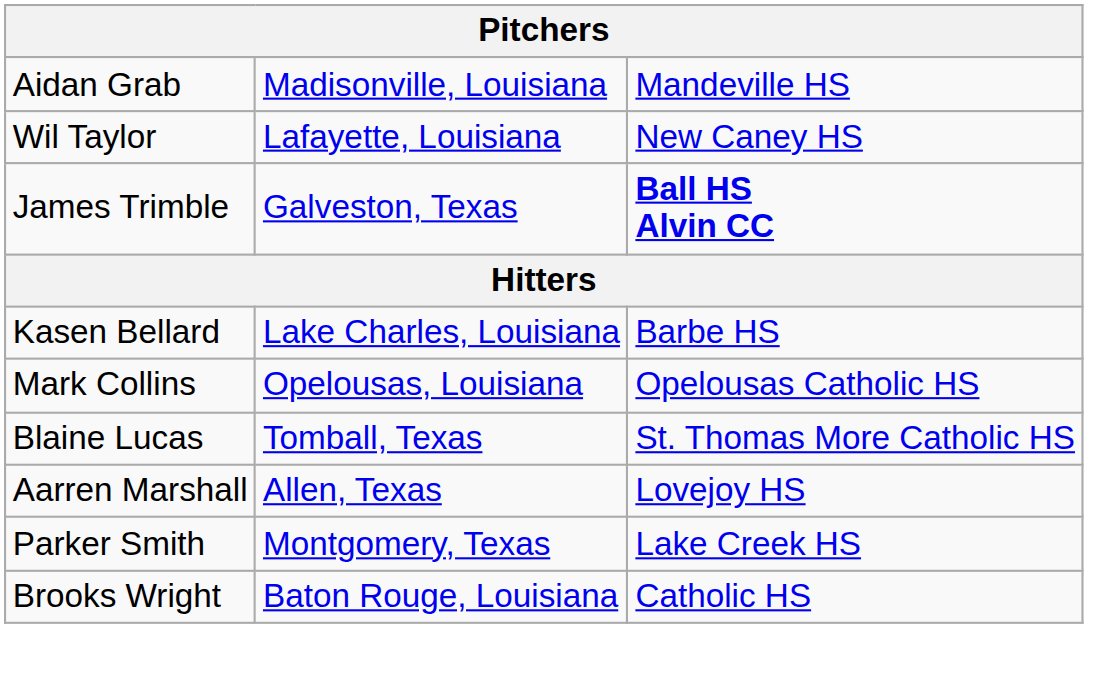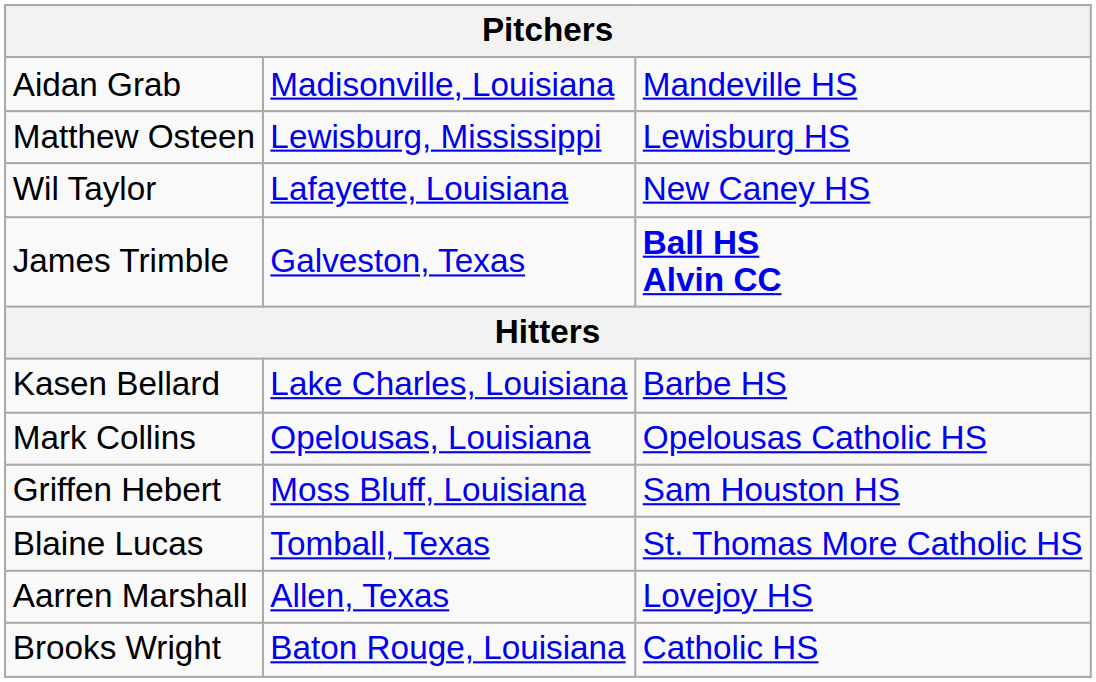+ row: (134, 136)
+ row: (117, 490)
- row: (109, 543)
